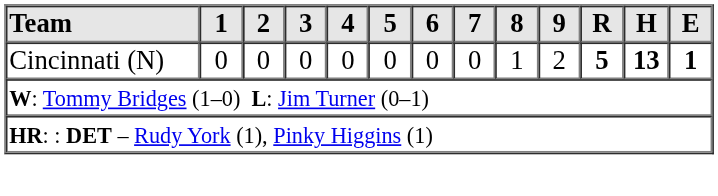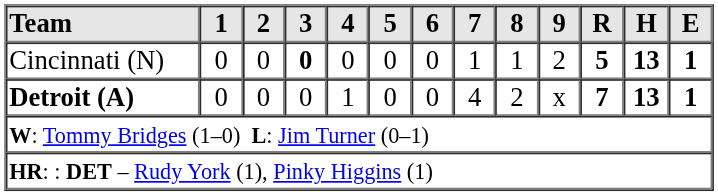(306, 60) normal -> (306, 60) bold
(475, 60) 0 -> (475, 60) 1
+ row: (72, 97)
